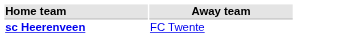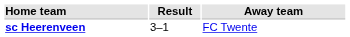+ column: (175, 11)
